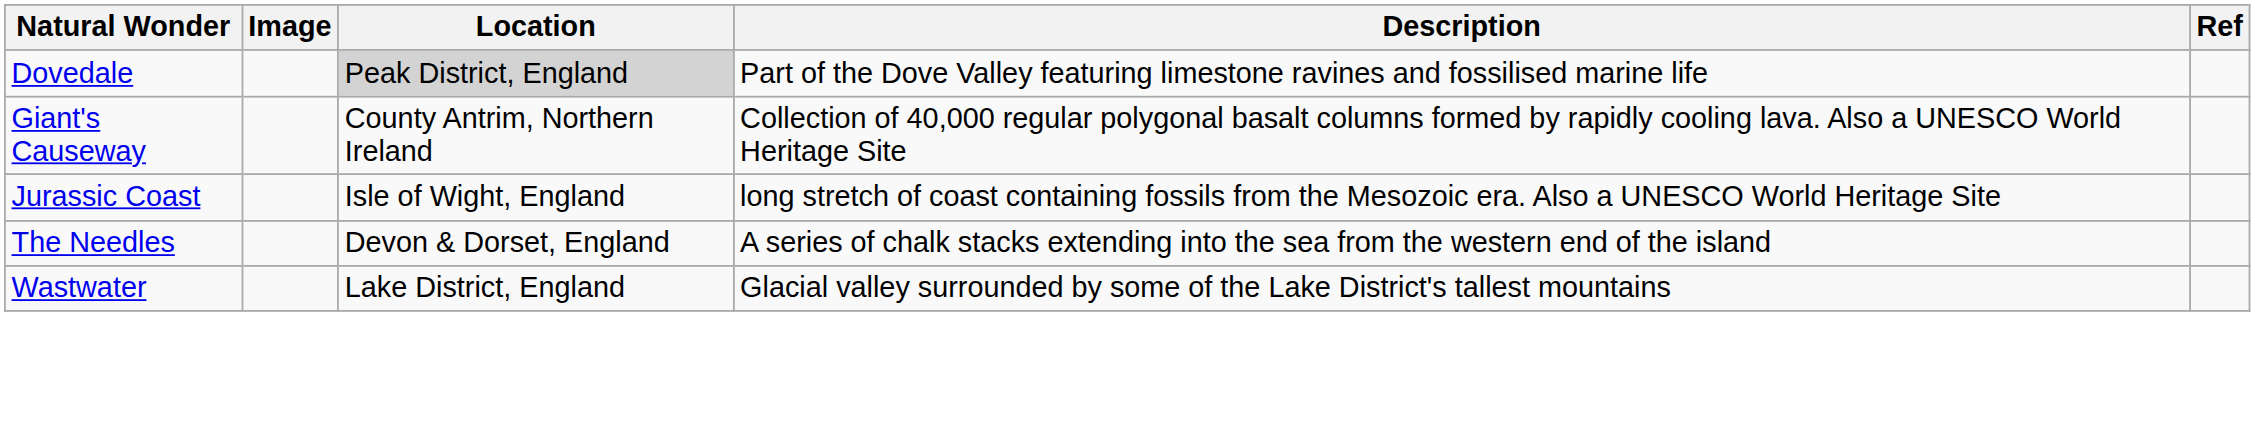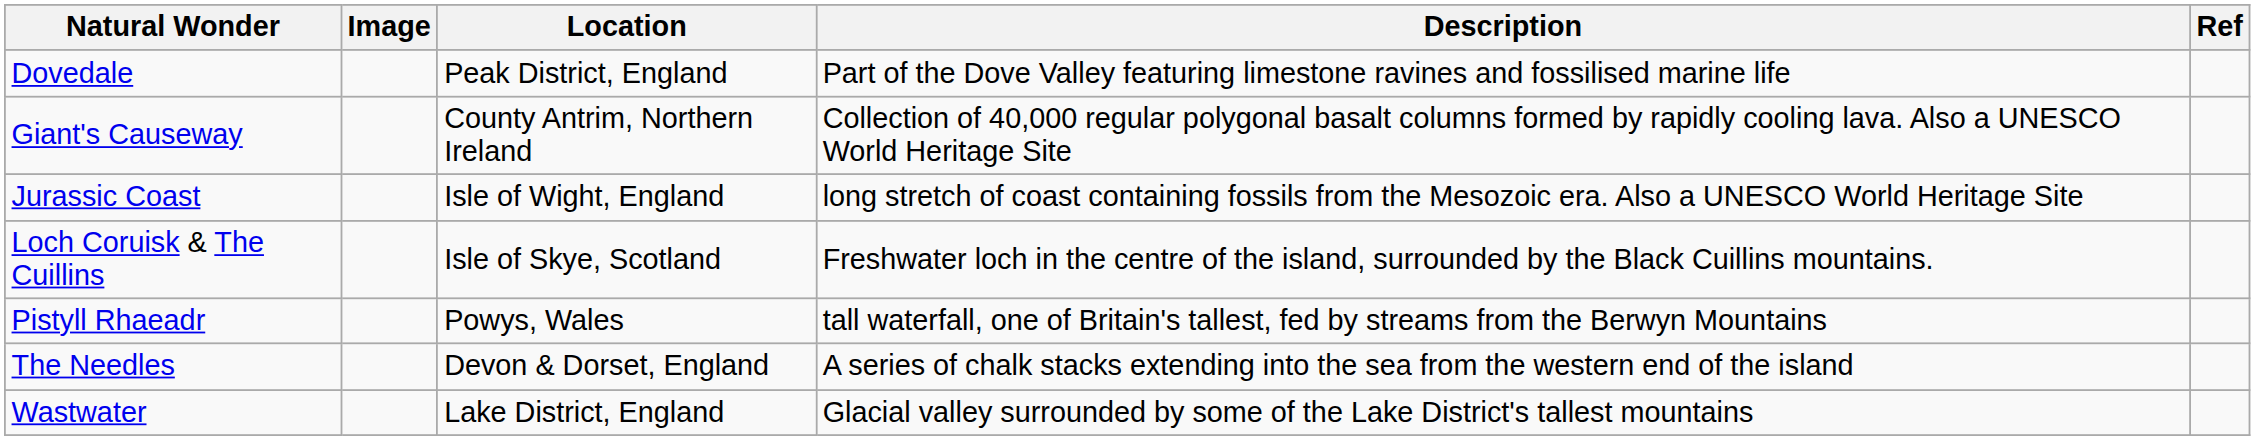(486, 73) lightgrey background -> (586, 73) no background
+ row: (138, 258)
+ row: (108, 320)
